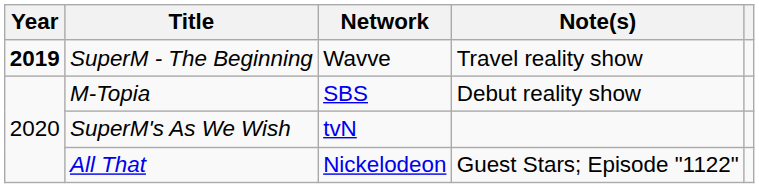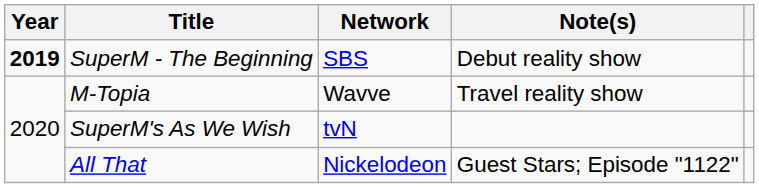(357, 57) Wavve -> (346, 57) SBS
(550, 57) Travel reality show -> (549, 57) Debut reality show
(346, 93) SBS -> (357, 93) Wavve
(549, 93) Debut reality show -> (550, 93) Travel reality show
